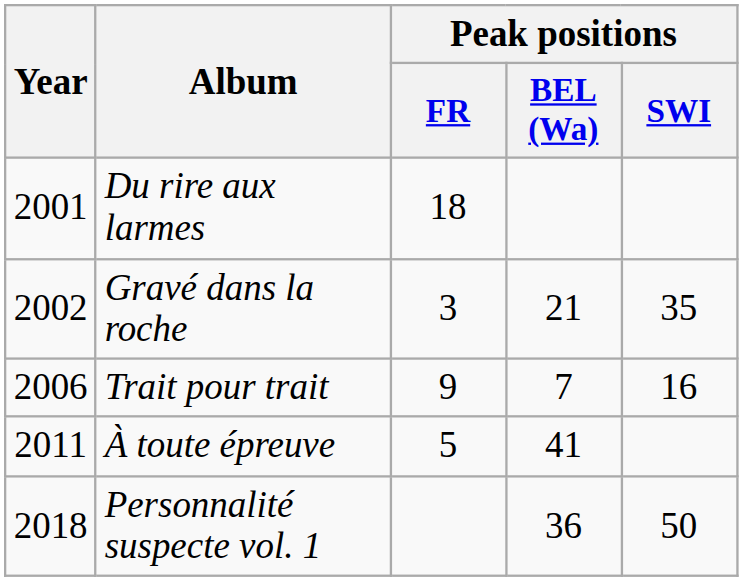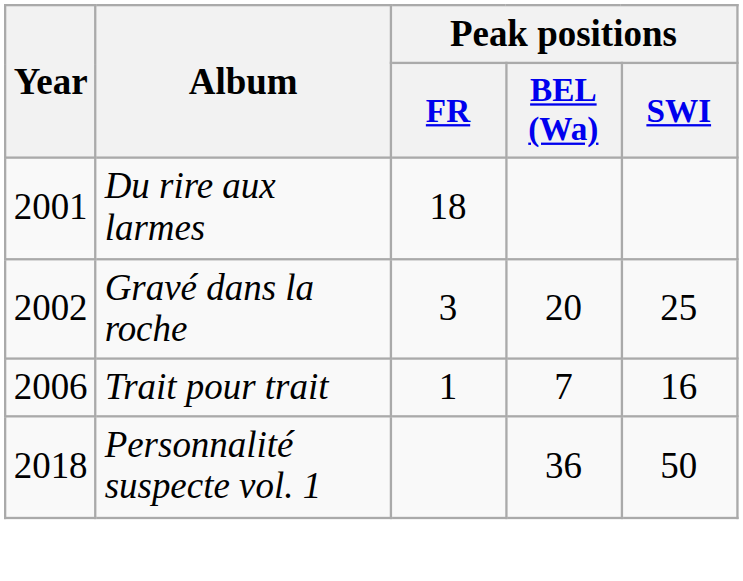(563, 307) 21 -> (563, 307) 20
(679, 307) 35 -> (679, 307) 25
(448, 386) 9 -> (448, 386) 1
- row: (220, 445)
